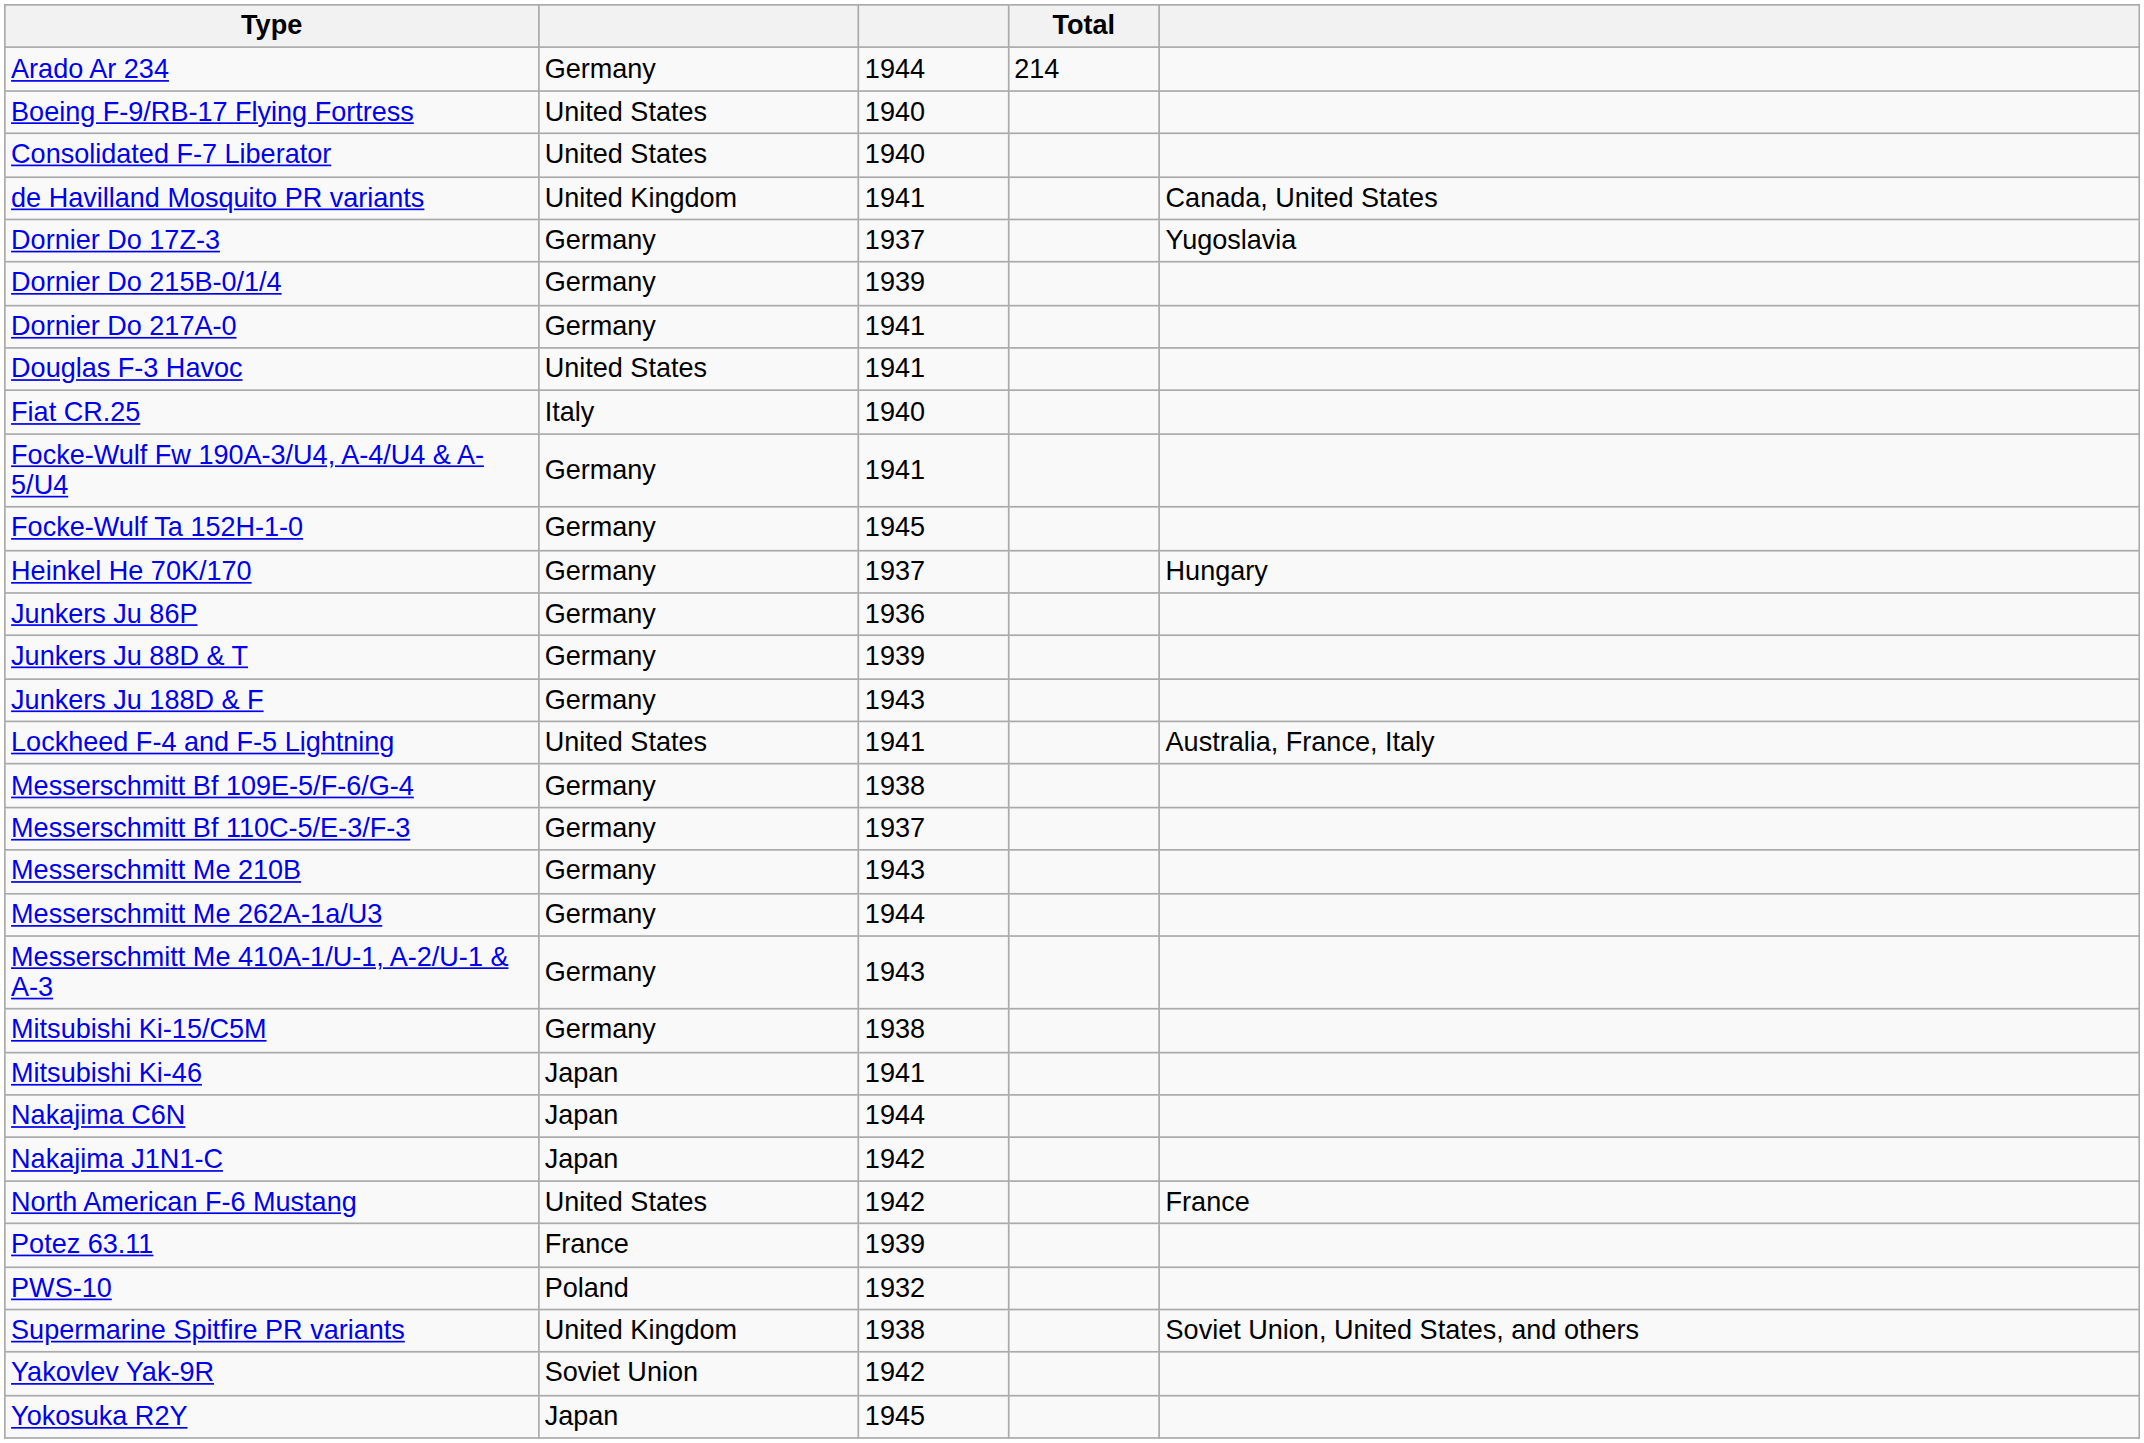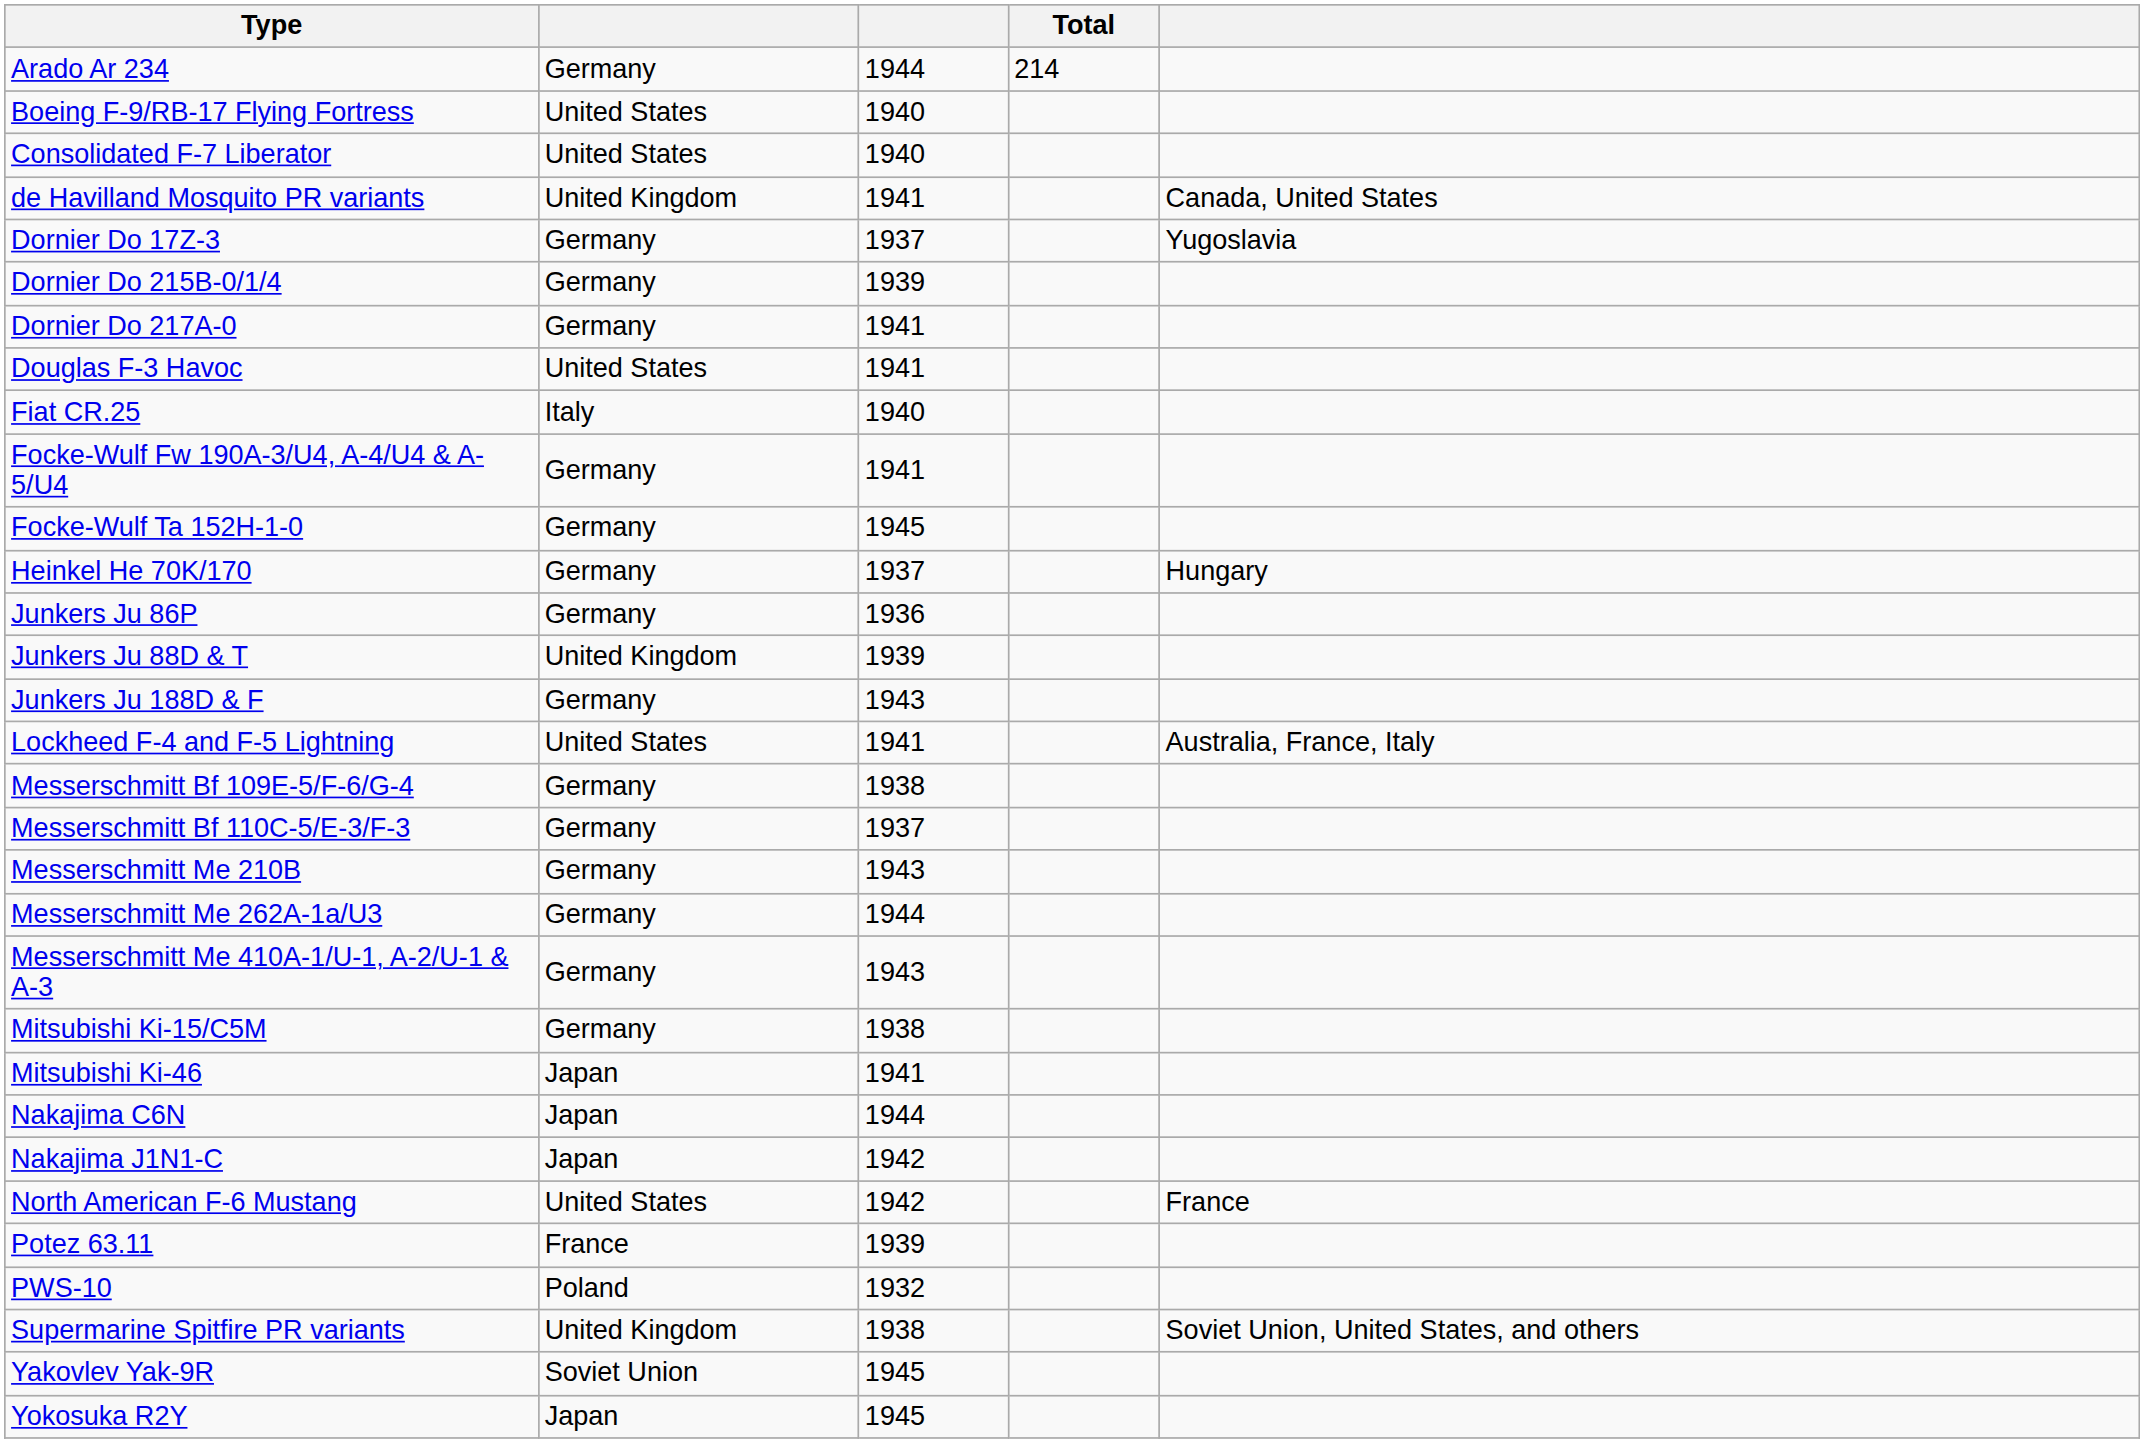(600, 656) Germany -> (641, 656) United Kingdom
(895, 1373) 1942 -> (895, 1373) 1945
